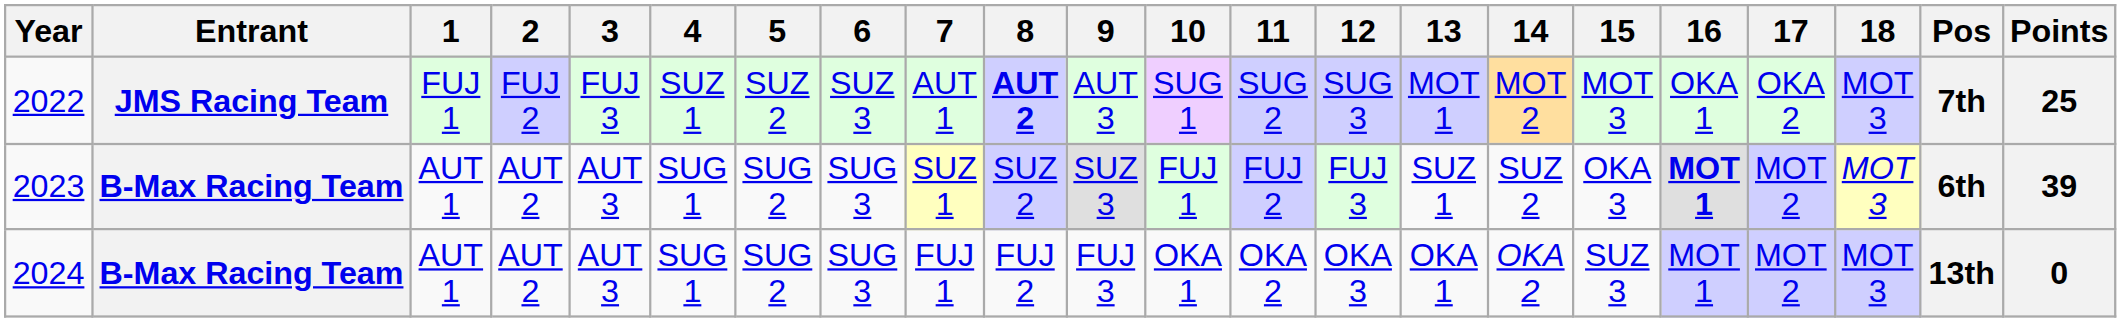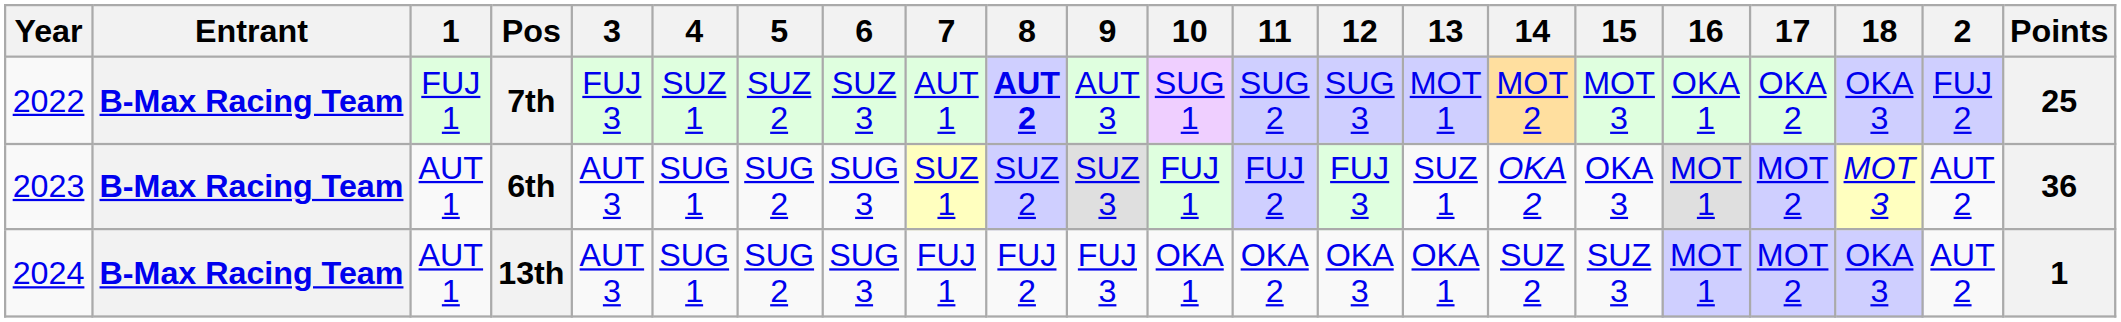columns swapped: (530, 31) <-> (1962, 31)
(251, 100) JMS Racing Team -> (251, 100) B-Max Racing Team
(1878, 100) MOT 3 -> (1879, 100) OKA 3
(1531, 187) SUZ 2 -> (1532, 187) OKA 2
(1704, 187) bold -> (1706, 187) normal
(2059, 187) 39 -> (2059, 187) 36
(1531, 273) OKA 2 -> (1532, 273) SUZ 2
(1878, 273) MOT 3 -> (1879, 273) OKA 3
(2059, 273) 0 -> (2059, 273) 1
